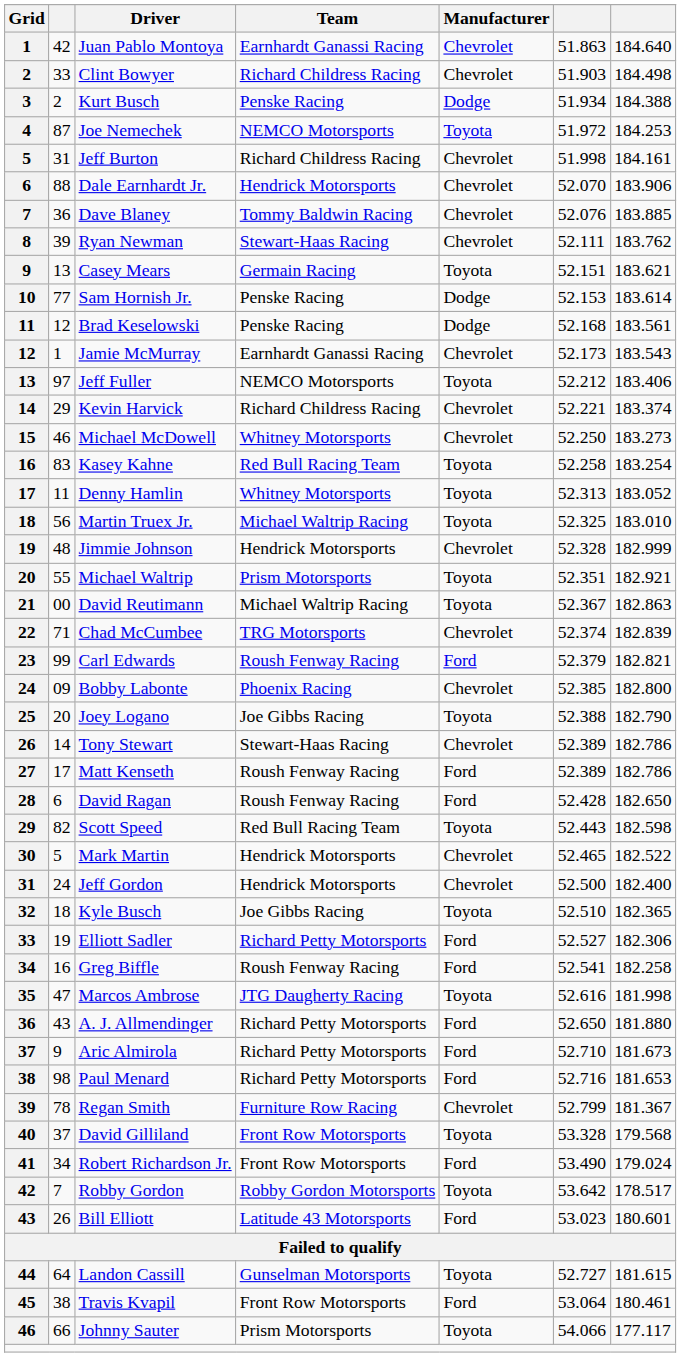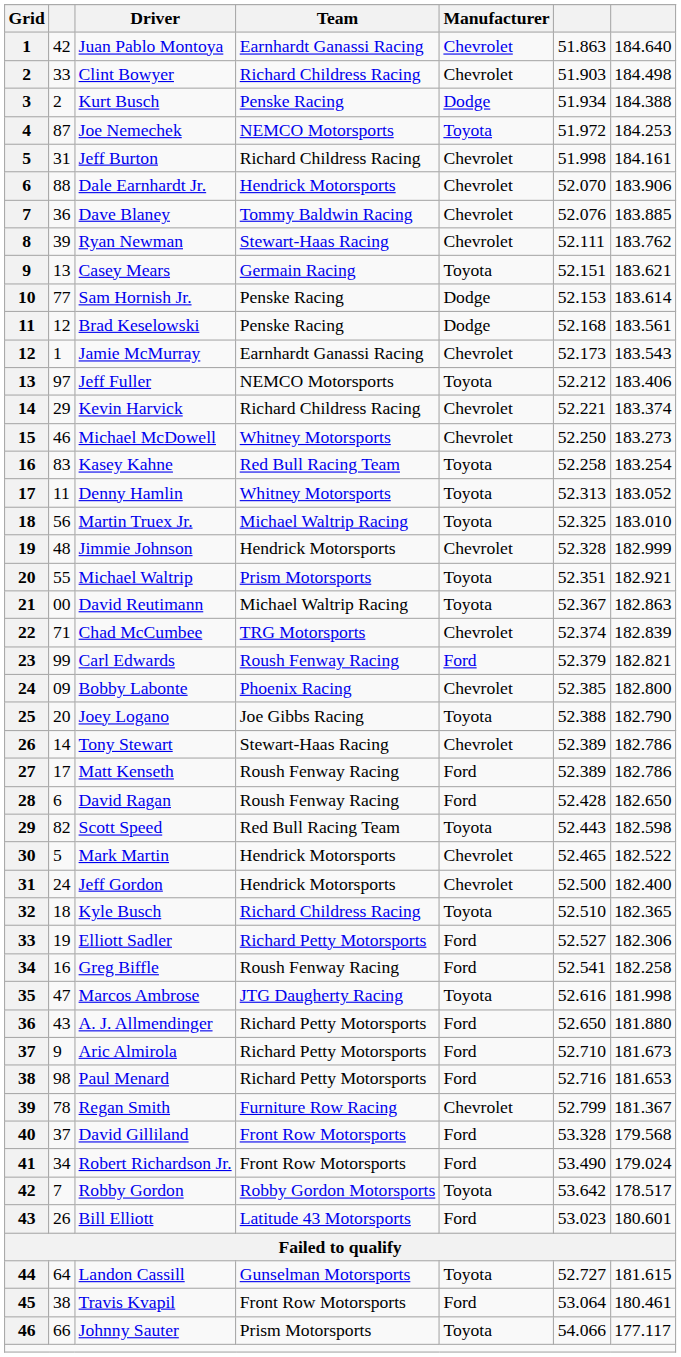(302, 911) Joe Gibbs Racing -> (330, 911) Richard Childress Racing
(468, 1134) Toyota -> (460, 1134) Ford
